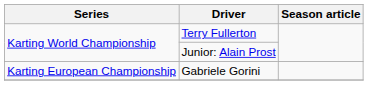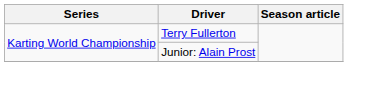- row: (221, 71)
